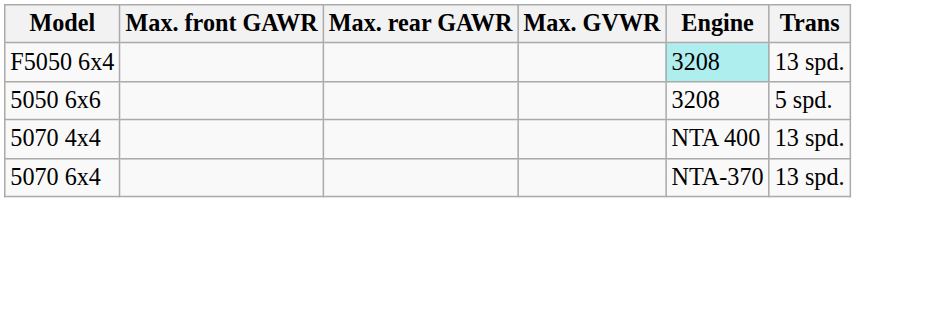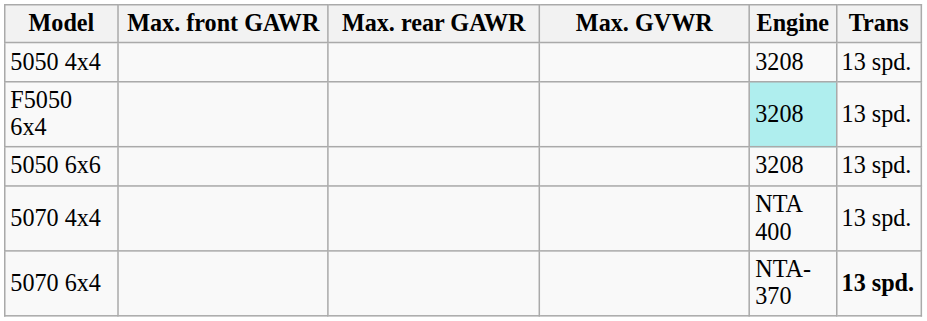+ row: (56, 61)
(804, 100) 5 spd. -> (876, 165) 13 spd.
(810, 176) normal -> (878, 283) bold
